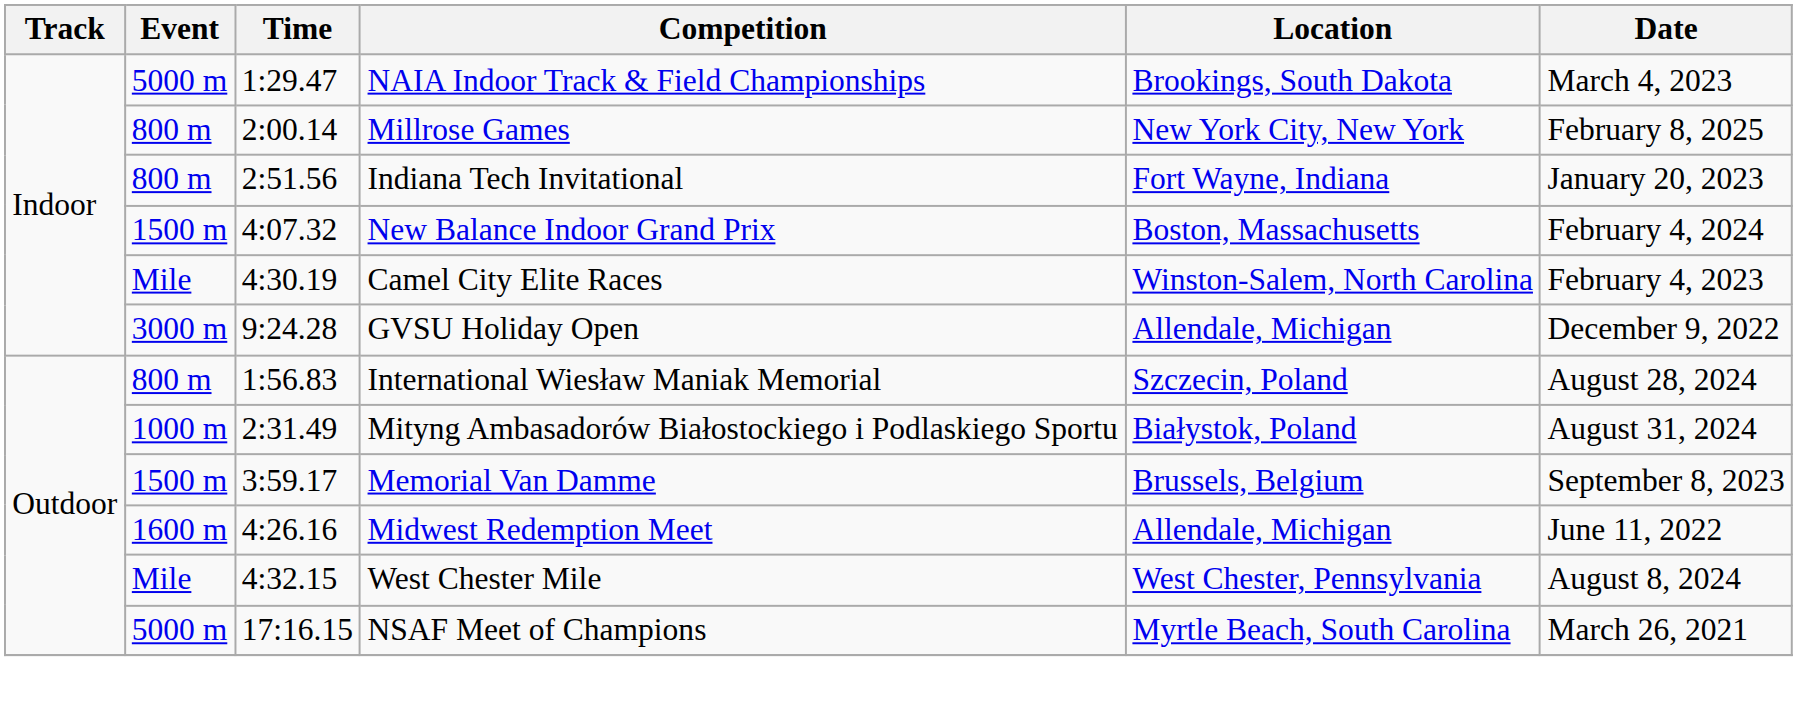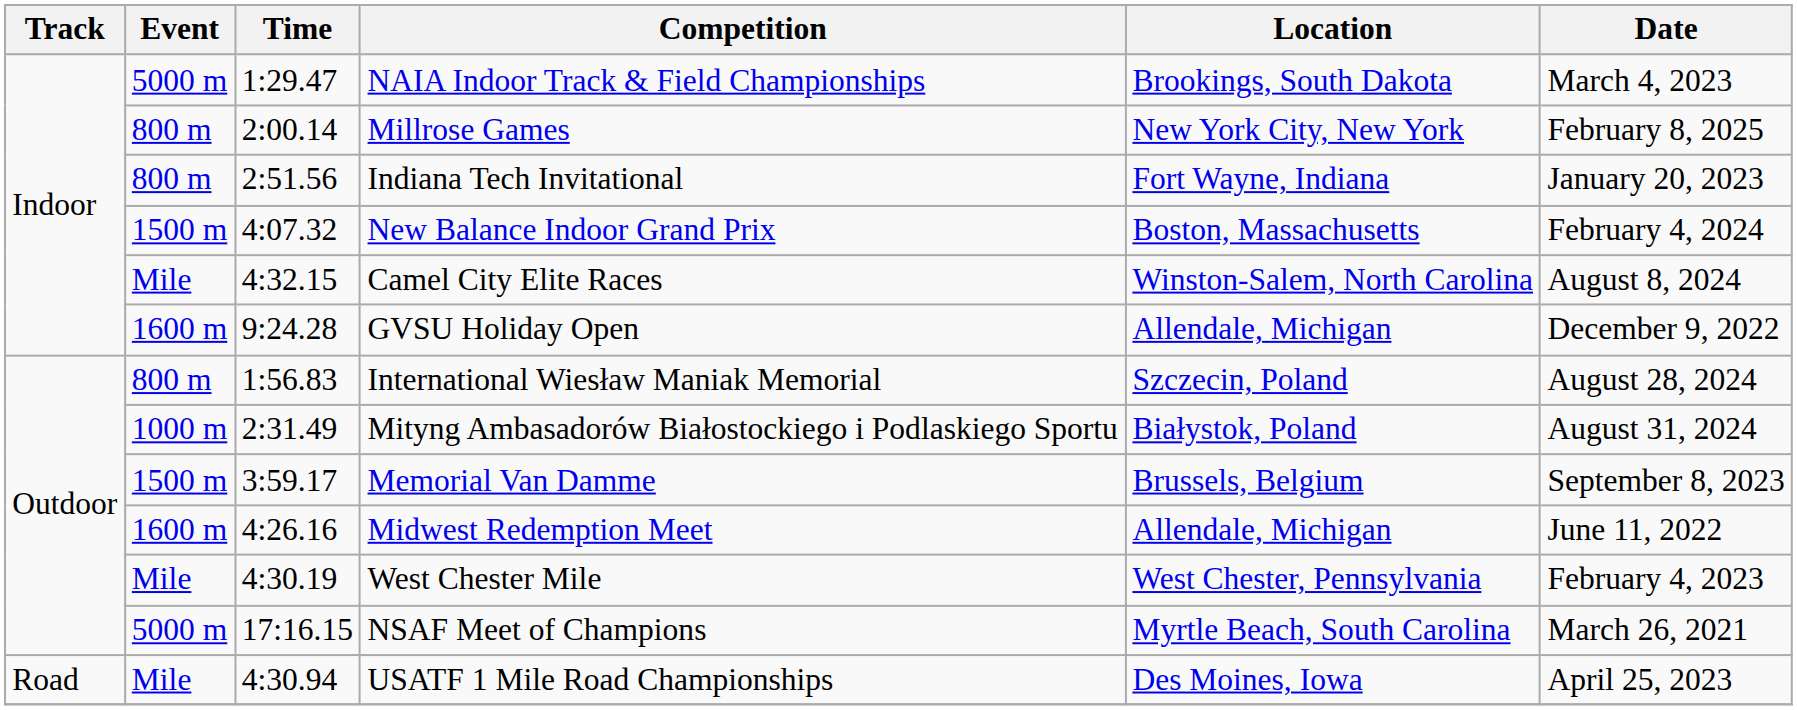(290, 279) 4:30.19 -> (290, 279) 4:32.15
(1656, 279) February 4, 2023 -> (1644, 279) August 8, 2024
(180, 329) 3000 m -> (180, 329) 1600 m
(290, 579) 4:32.15 -> (290, 579) 4:30.19
(1644, 579) August 8, 2024 -> (1656, 579) February 4, 2023
+ row: (600, 679)
